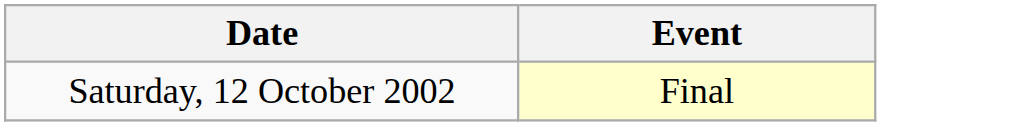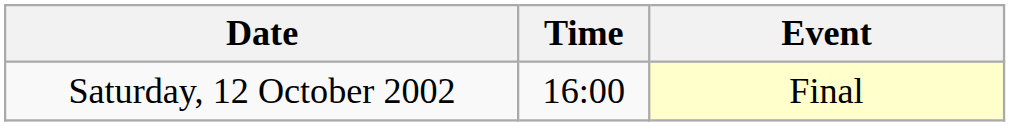+ column: (584, 33)
